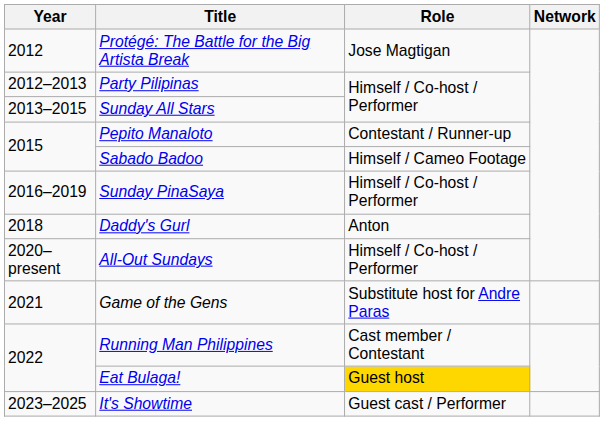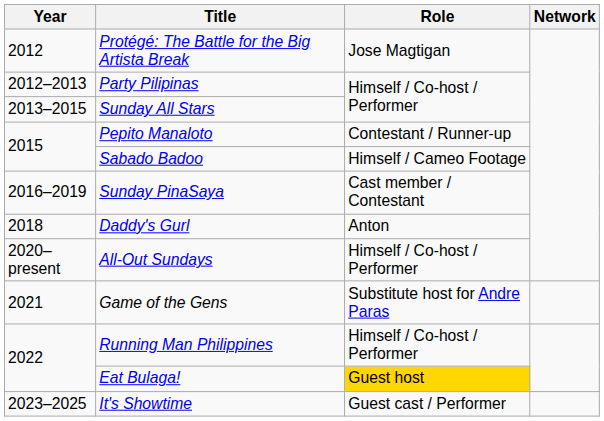(413, 192) Himself / Co-host / Performer -> (400, 192) Cast member / Contestant
(400, 344) Cast member / Contestant -> (413, 344) Himself / Co-host / Performer
